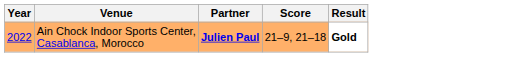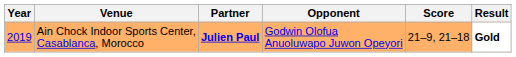+ column: (334, 14)
(19, 37) 2022 -> (19, 37) 2019
